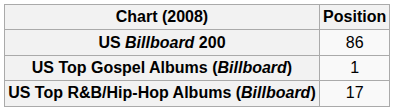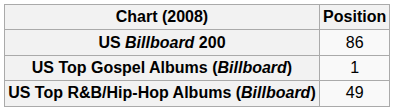(355, 93) 17 -> (355, 93) 49
